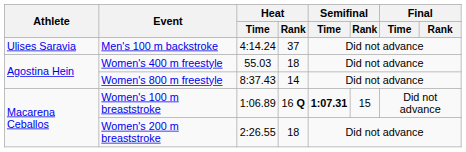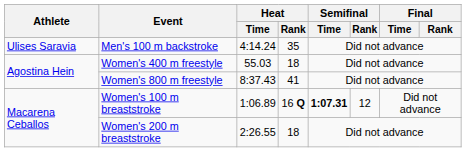(293, 46) 37 -> (293, 46) 35
(293, 81) 14 -> (293, 81) 41
(365, 104) 15 -> (365, 104) 12
